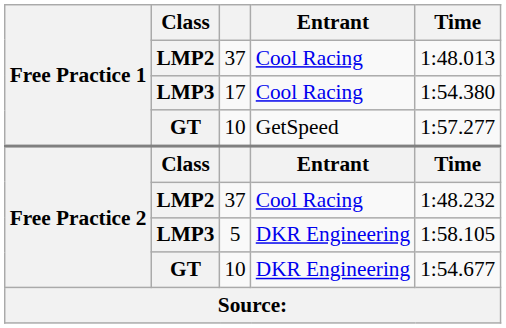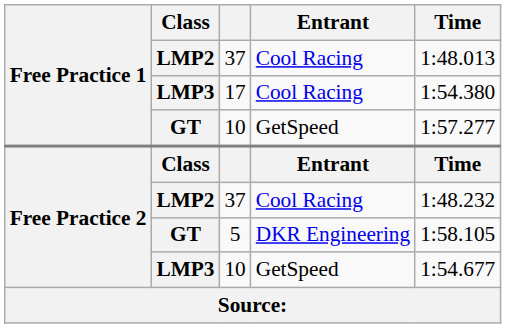(185, 234) LMP3 -> (185, 234) GT
(185, 269) GT -> (185, 269) LMP3
(333, 269) DKR Engineering -> (297, 269) GetSpeed
